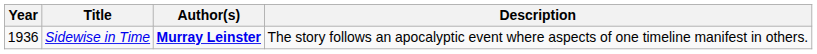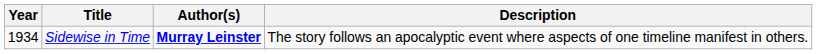(23, 37) 1936 -> (23, 37) 1934
